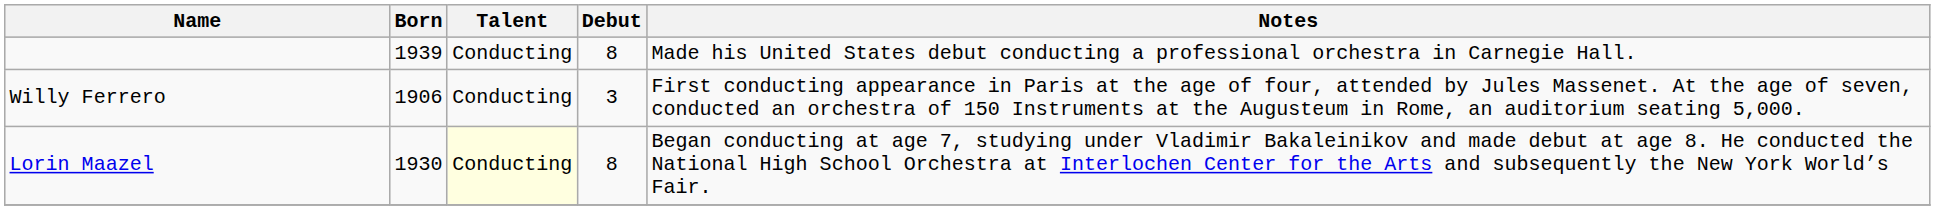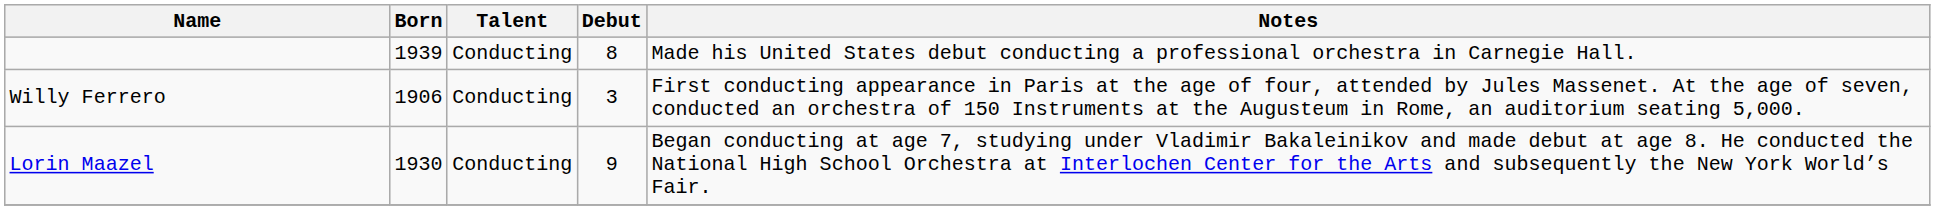(512, 165) lightyellow background -> (512, 165) no background
(612, 165) 8 -> (612, 165) 9
